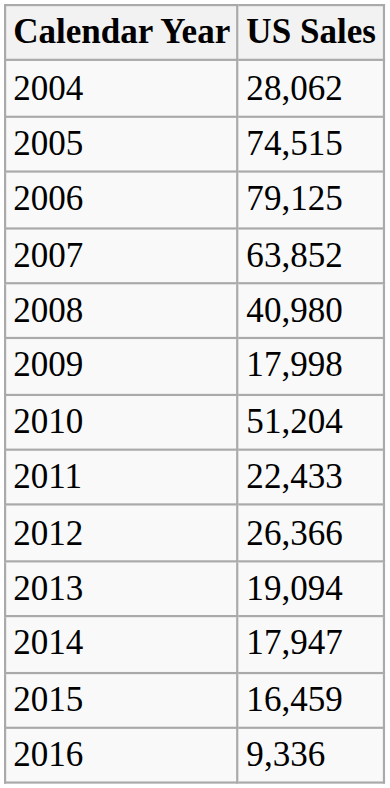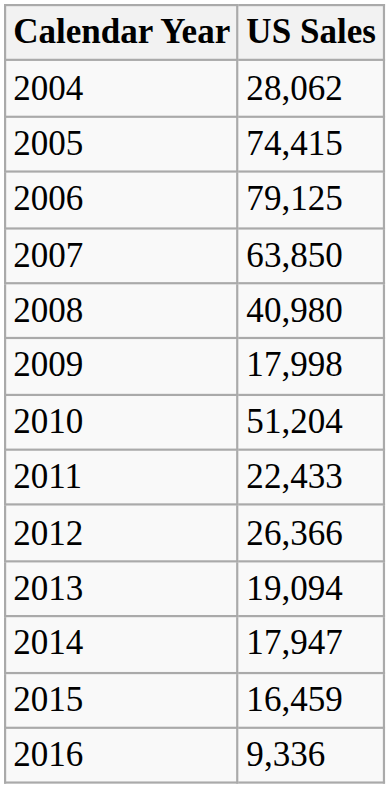(295, 143) 74,515 -> (295, 143) 74,415
(295, 254) 63,852 -> (295, 254) 63,850
